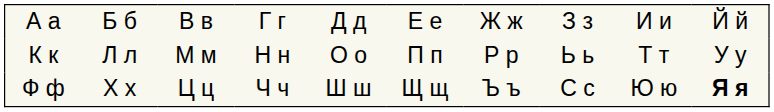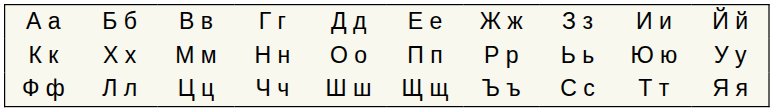(120, 55) Л л -> (120, 55) Х х
(654, 55) Т т -> (654, 55) Ю ю
(120, 89) Х х -> (120, 89) Л л
(654, 89) Ю ю -> (654, 89) Т т
(730, 89) bold -> (730, 89) normal
